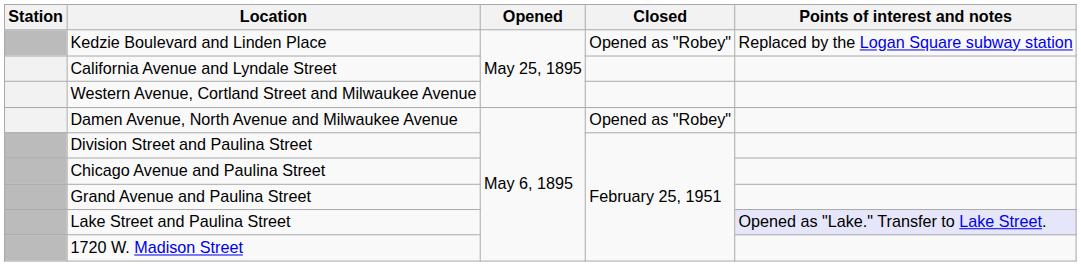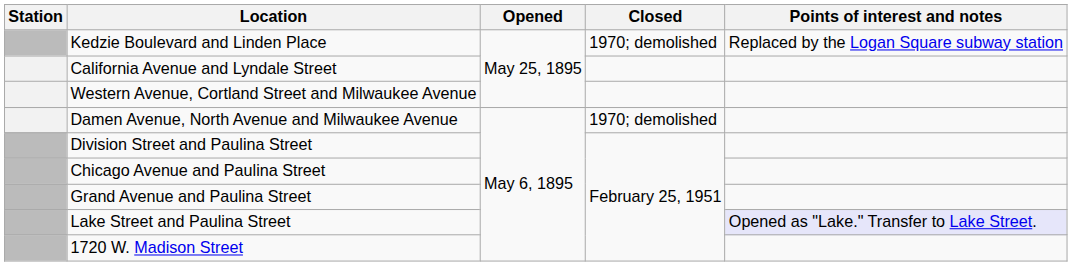(660, 42) Opened as "Robey" -> (653, 42) 1970; demolished
(660, 119) Opened as "Robey" -> (653, 119) 1970; demolished
